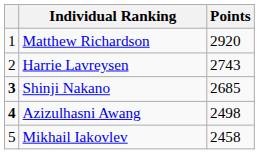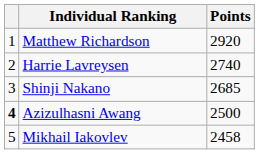(225, 64) 2743 -> (225, 64) 2740
(12, 88) bold -> (12, 88) normal
(225, 112) 2498 -> (225, 112) 2500
